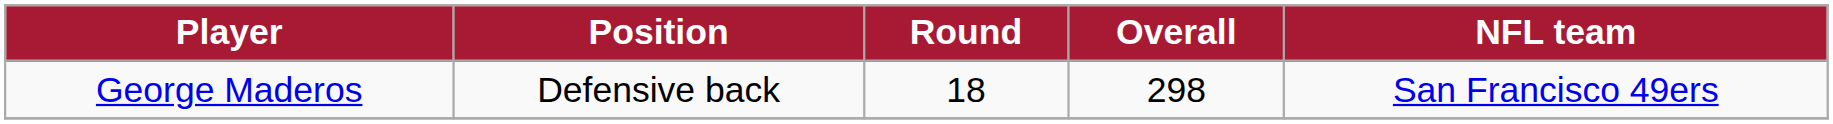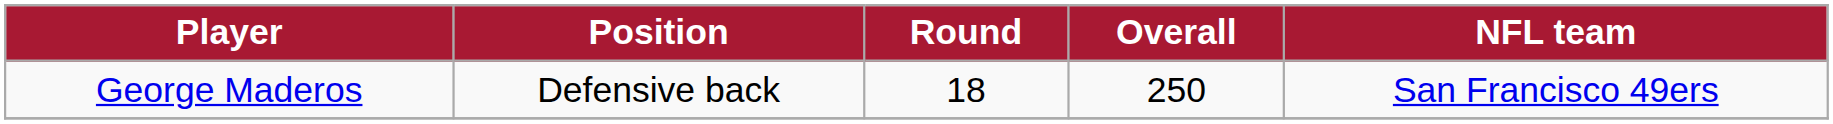(1176, 88) 298 -> (1176, 88) 250
